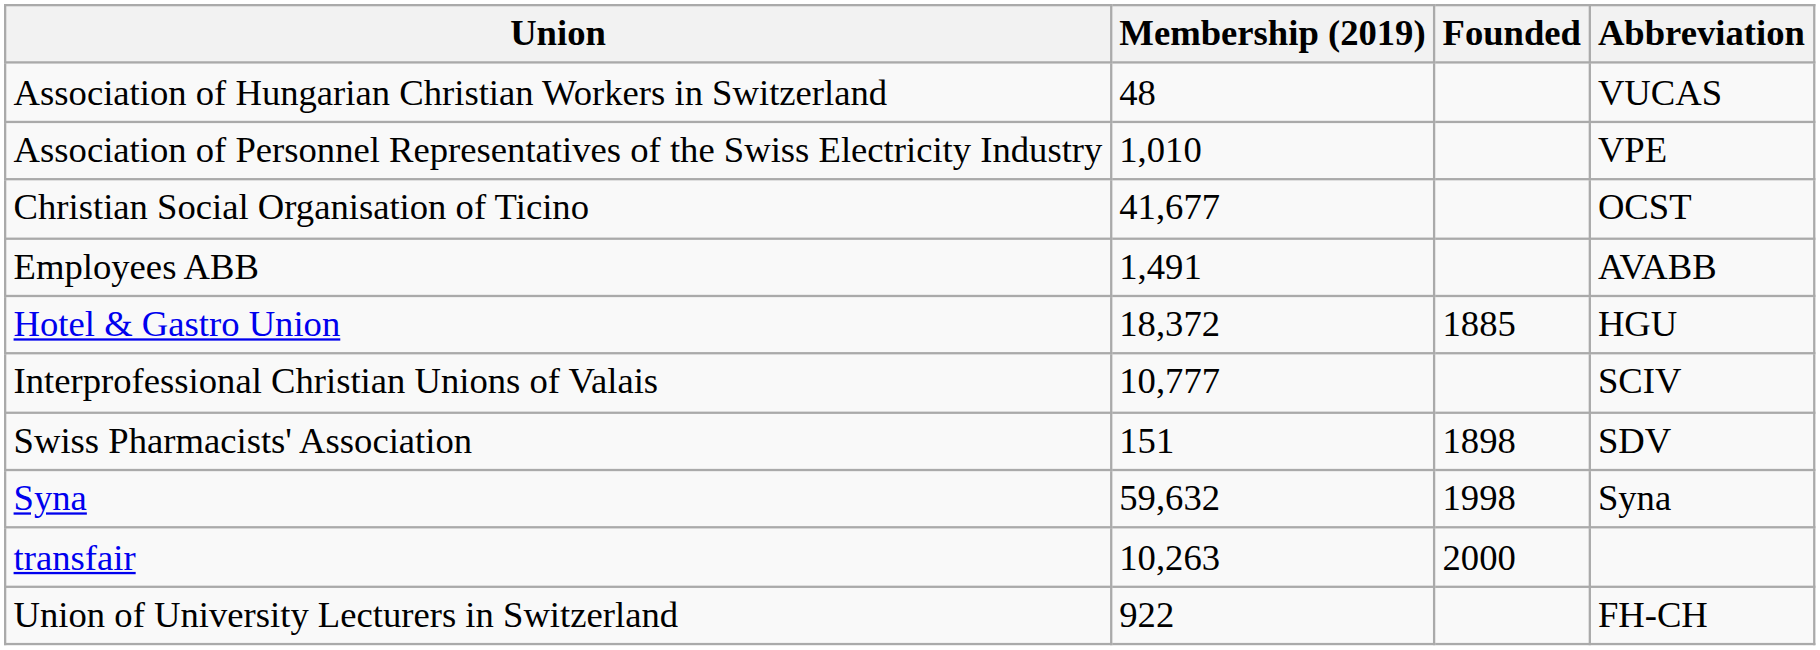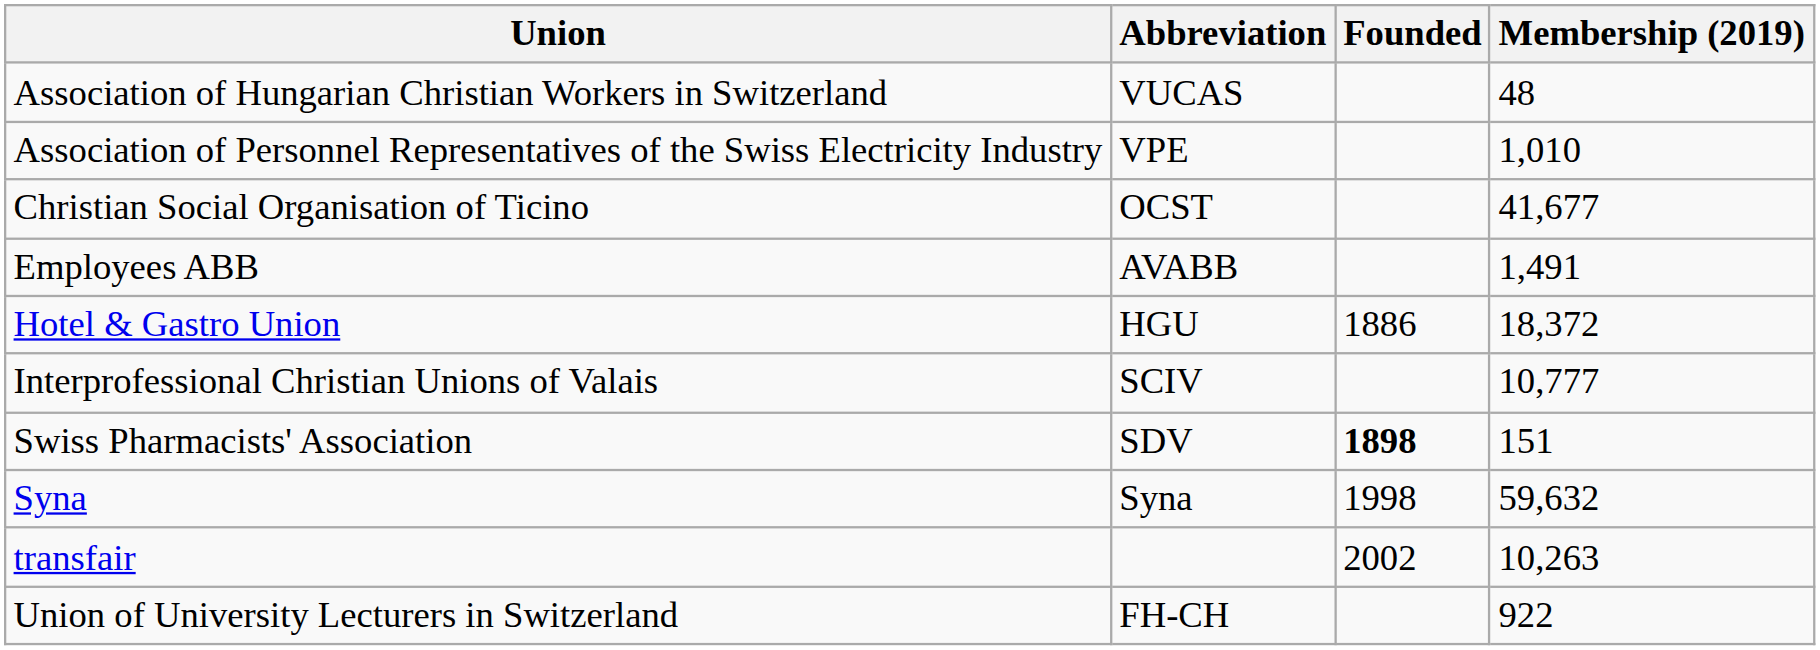columns swapped: (1701, 33) <-> (1272, 33)
(1479, 324) 1885 -> (1380, 324) 1886
(1479, 440) normal -> (1380, 440) bold
(1479, 556) 2000 -> (1380, 556) 2002
